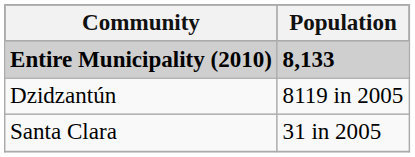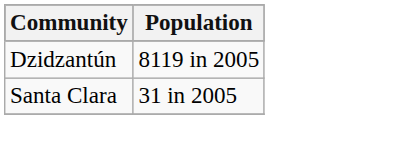- row: (141, 59)
